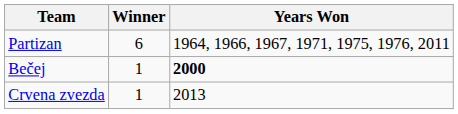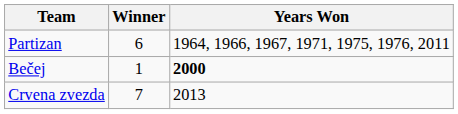(139, 95) 1 -> (139, 95) 7
